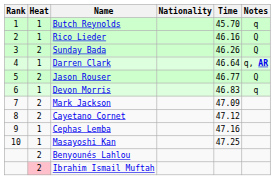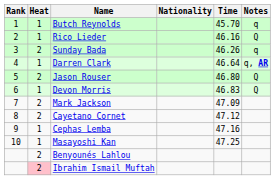(256, 50) Q -> (256, 50) q
(228, 77) 46.77 -> (228, 77) 46.80
(256, 90) q -> (256, 90) Q
